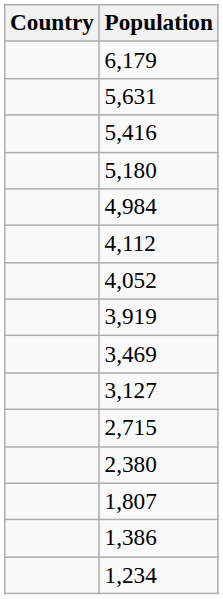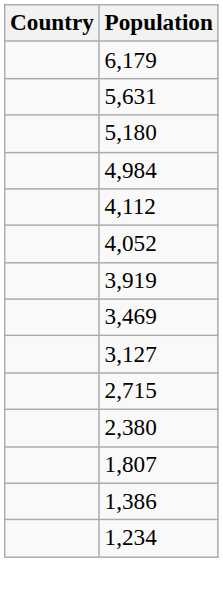- row: (131, 133)
